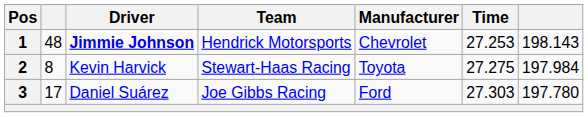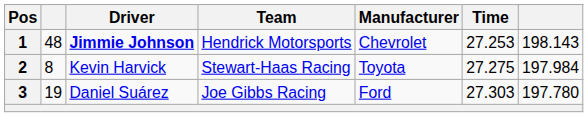(53, 92) 17 -> (53, 92) 19
